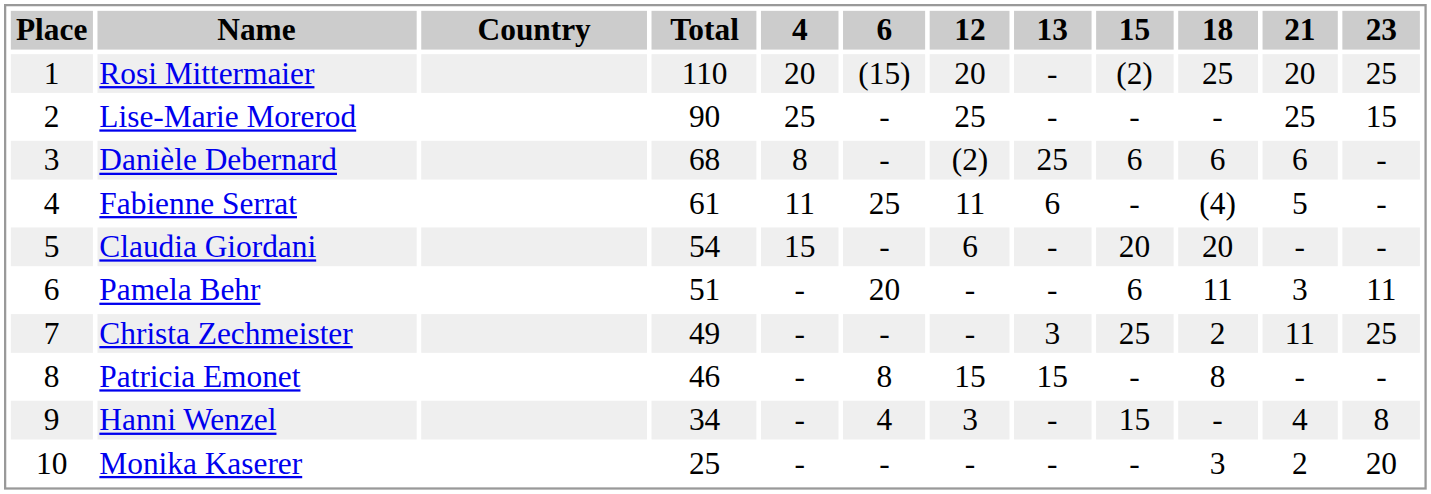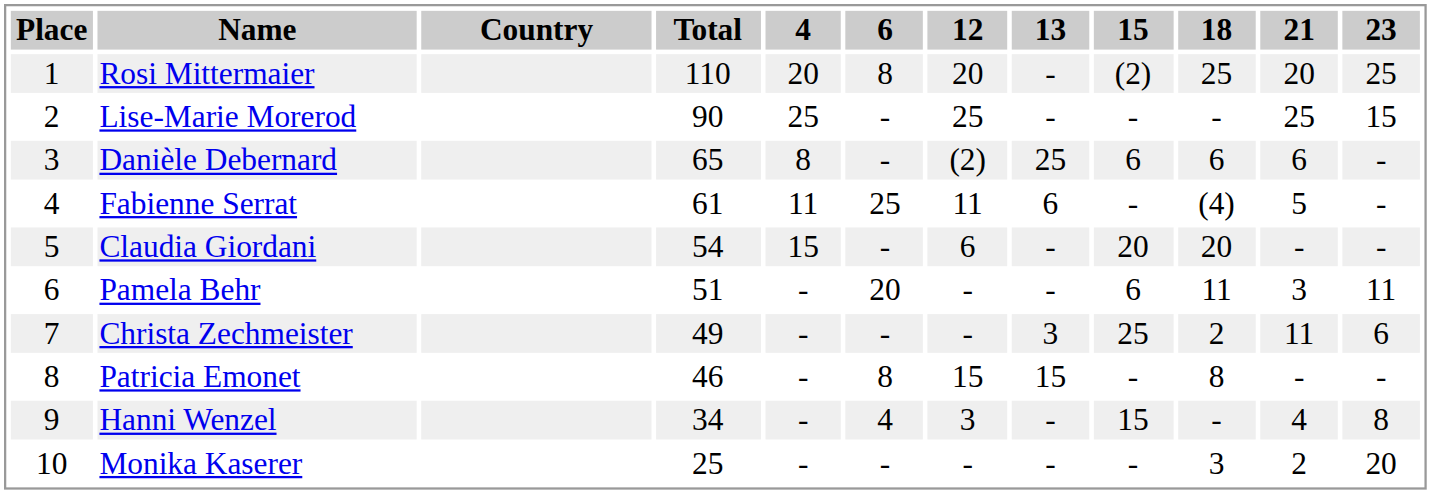(884, 74) (15) -> (885, 74) 8
(705, 160) 68 -> (708, 160) 65
(1381, 333) 25 -> (1381, 333) 6
